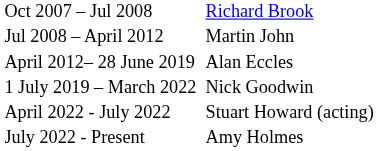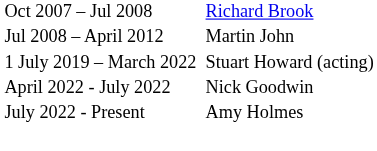- row: (100, 61)
(260, 86) Nick Goodwin -> (290, 61) Stuart Howard (acting)
(290, 111) Stuart Howard (acting) -> (260, 86) Nick Goodwin
